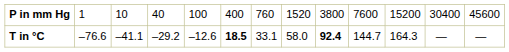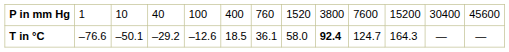(129, 36) –41.1 -> (129, 36) –50.1
(236, 36) bold -> (236, 36) normal
(266, 36) 33.1 -> (266, 36) 36.1
(367, 36) 144.7 -> (367, 36) 124.7
